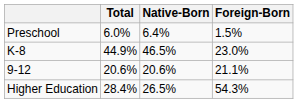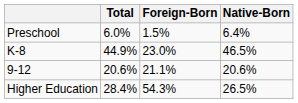columns swapped: (176, 13) <-> (252, 13)
